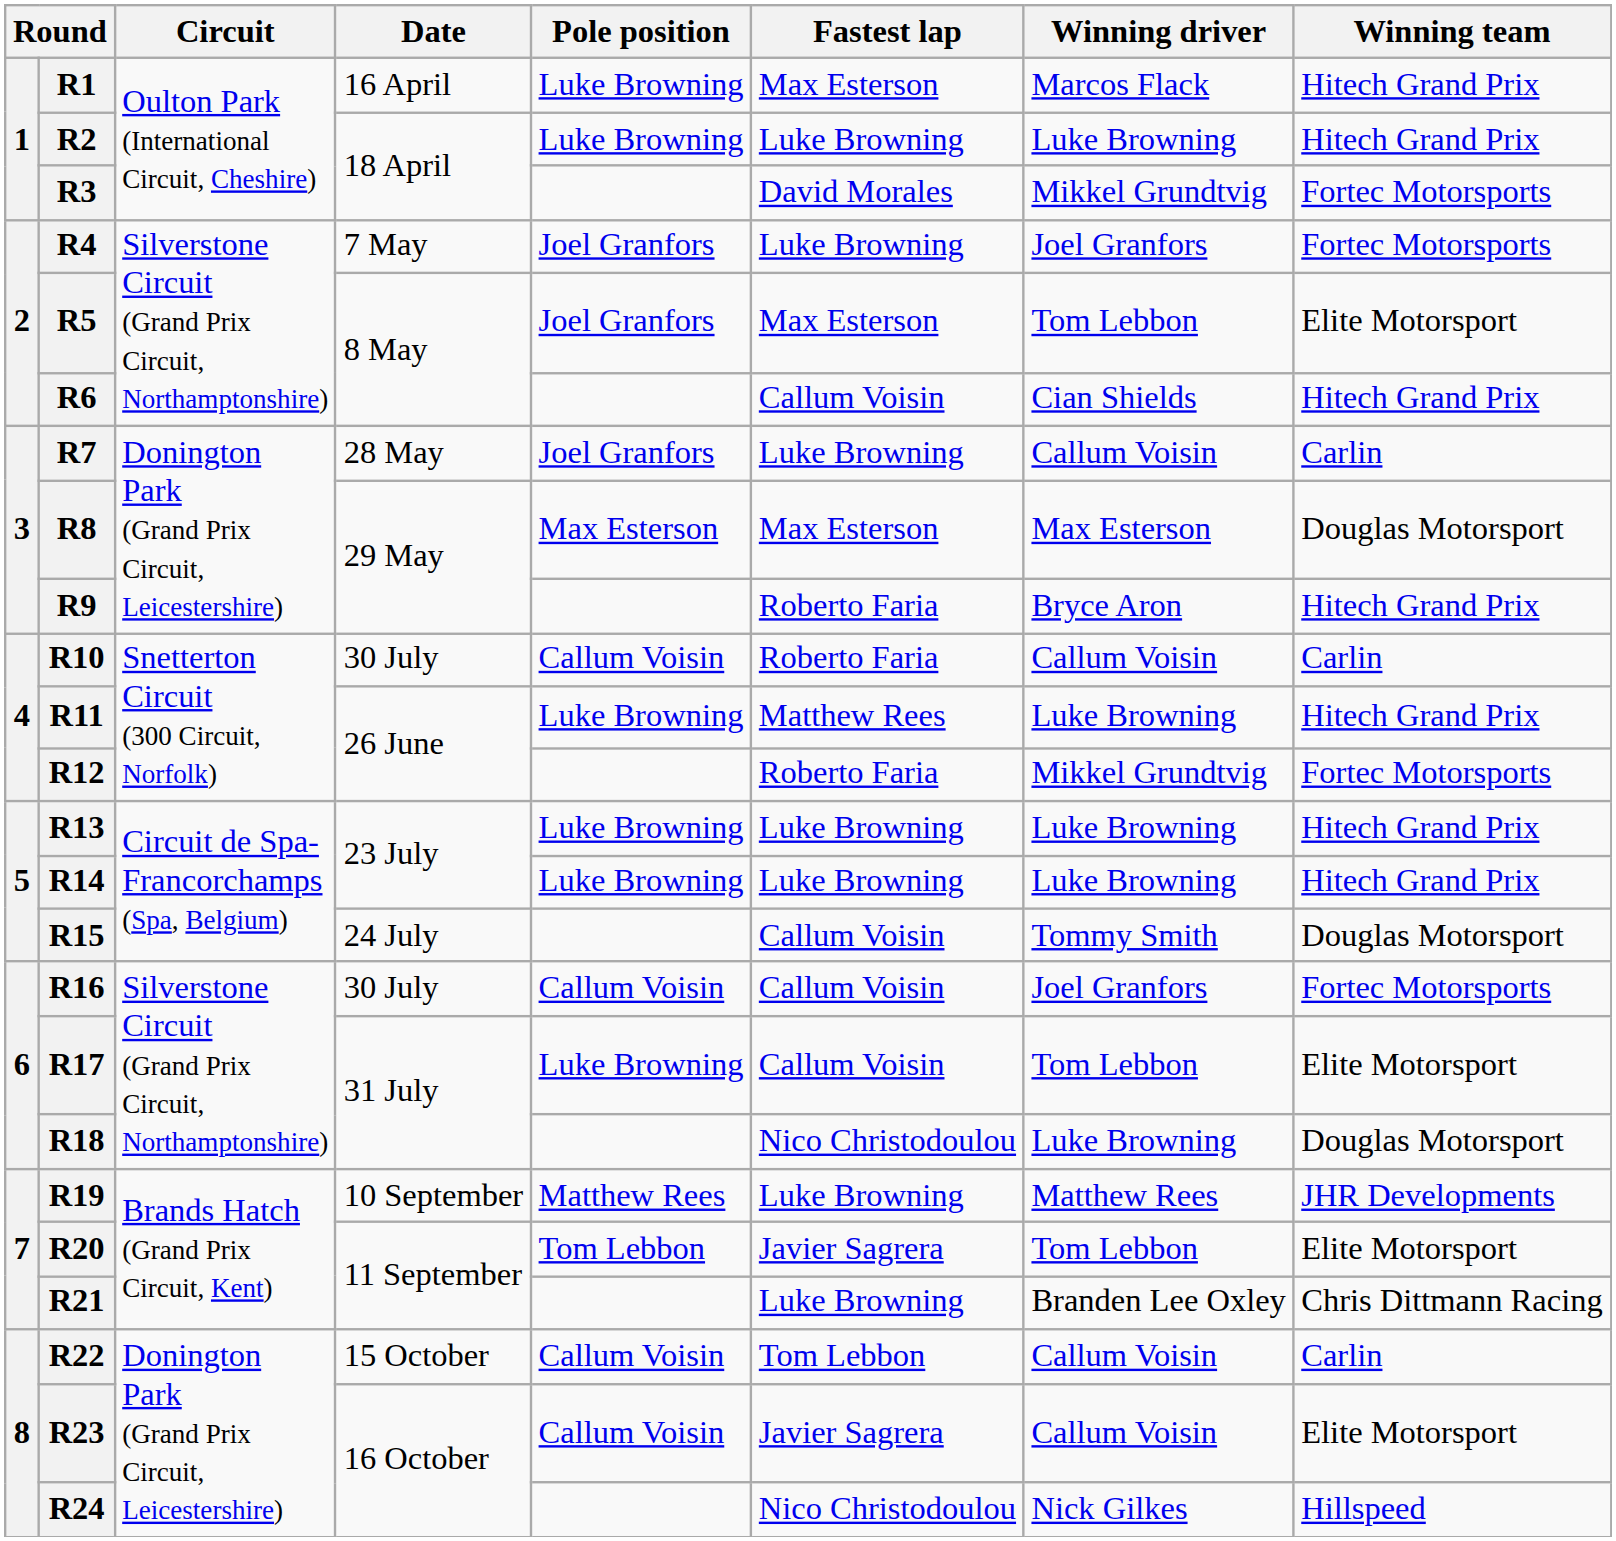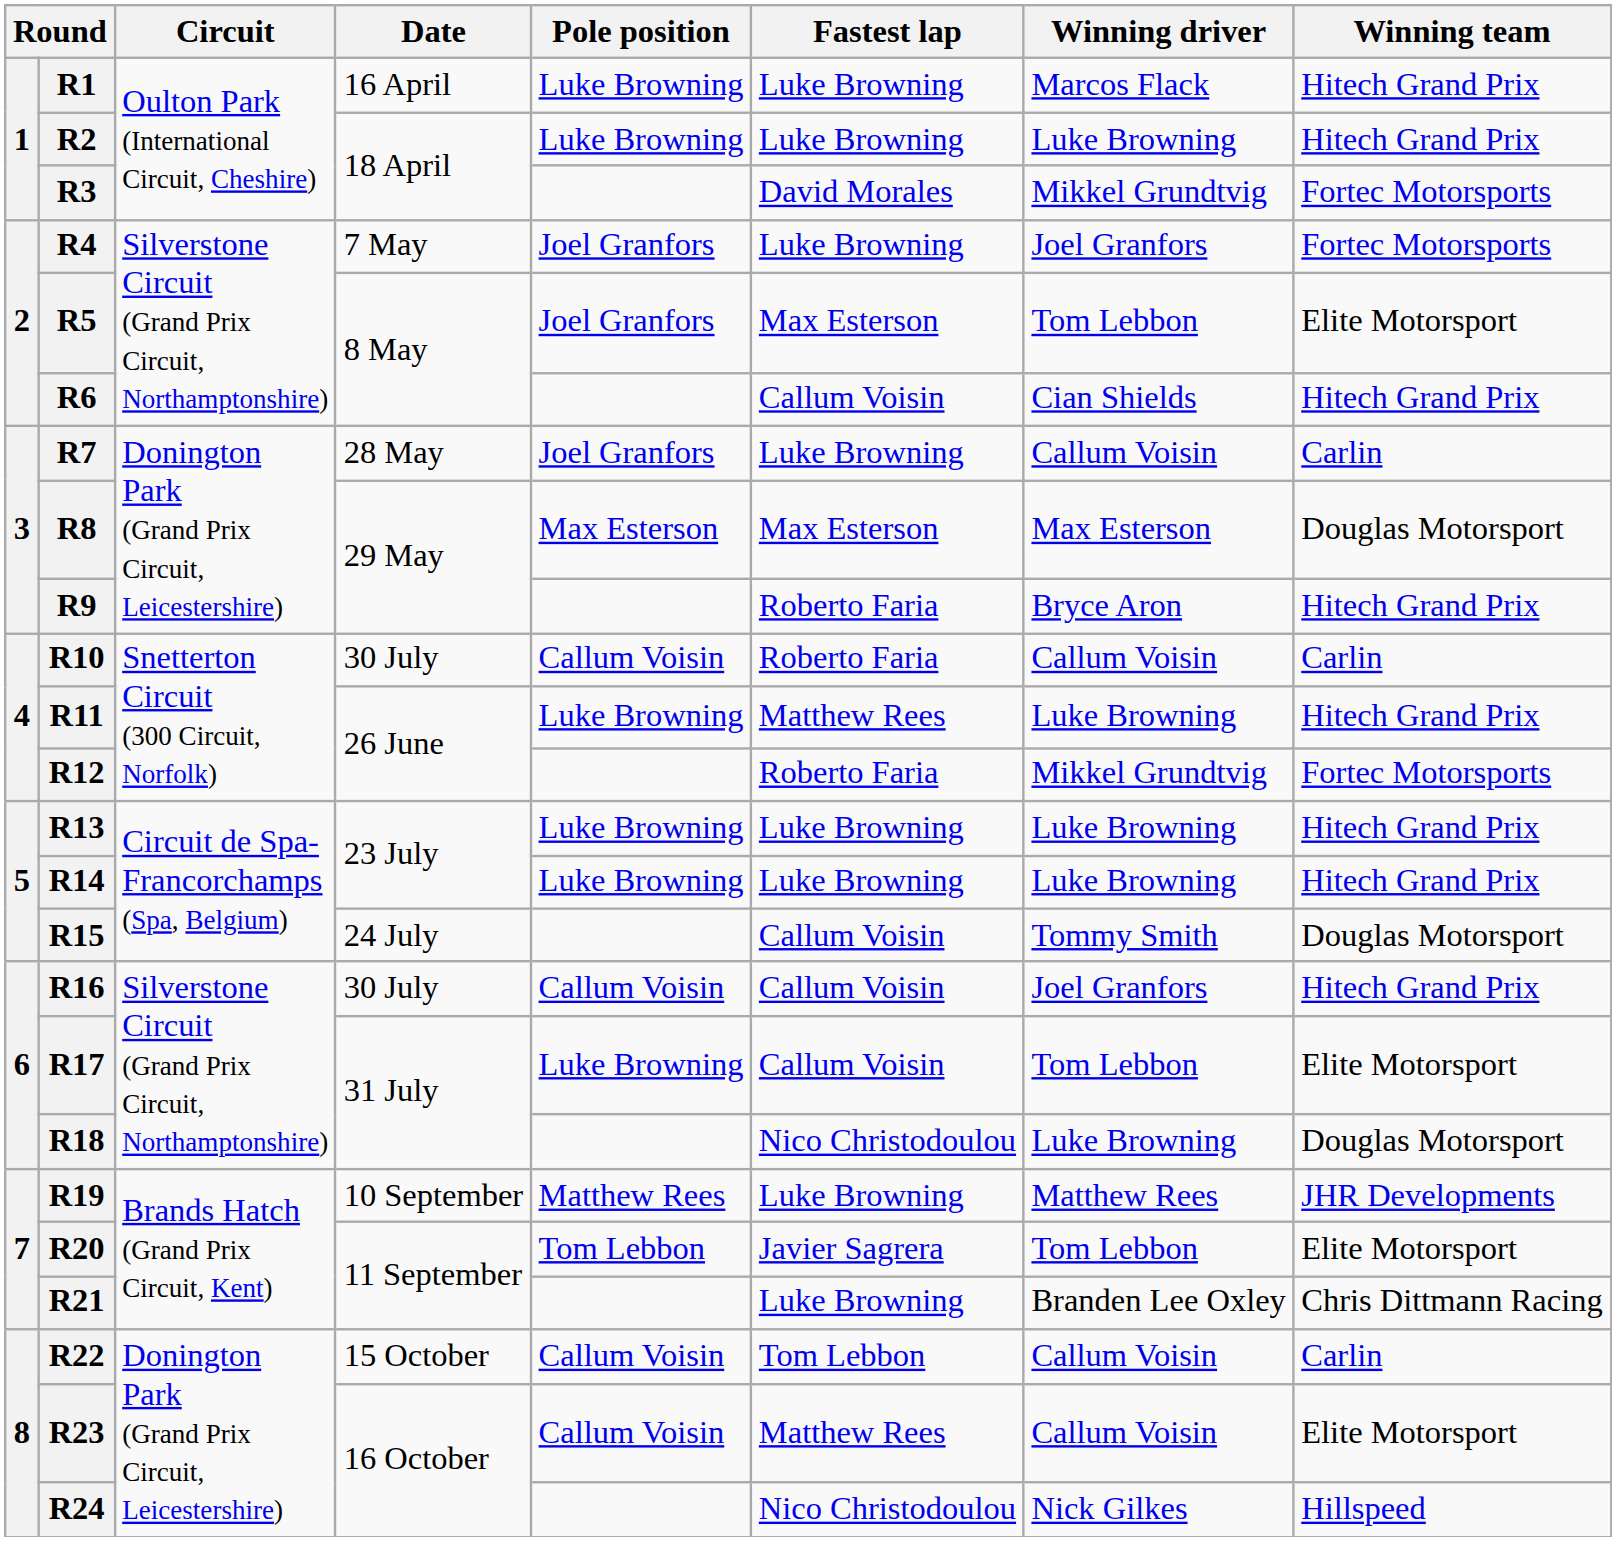(849, 84) Max Esterson -> (861, 84) Luke Browning
(1426, 987) Fortec Motorsports -> (1420, 987) Hitech Grand Prix
(851, 1431) Javier Sagrera -> (852, 1431) Matthew Rees
